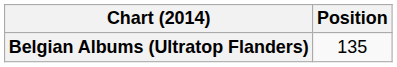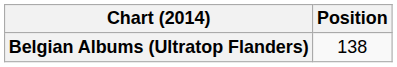(352, 47) 135 -> (352, 47) 138
